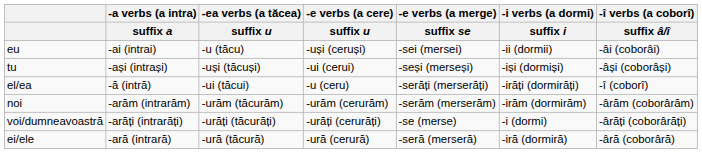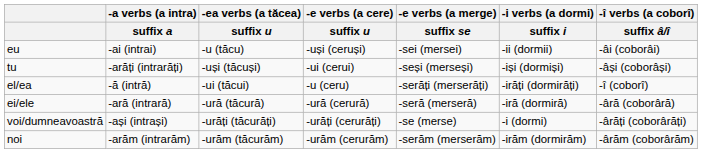(138, 67) -ași (intrași) -> (145, 67) -arăți (intrarăți)
rows swapped: (15, 103) <-> (21, 139)
(145, 121) -arăți (intrarăți) -> (138, 121) -ași (intrași)
